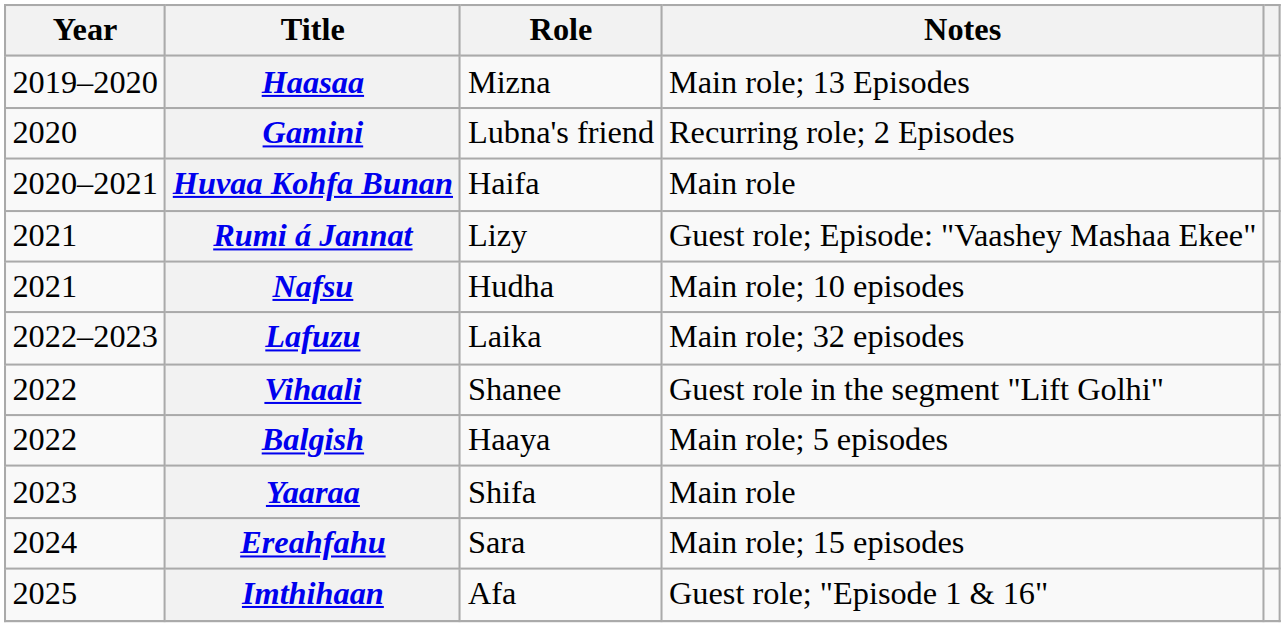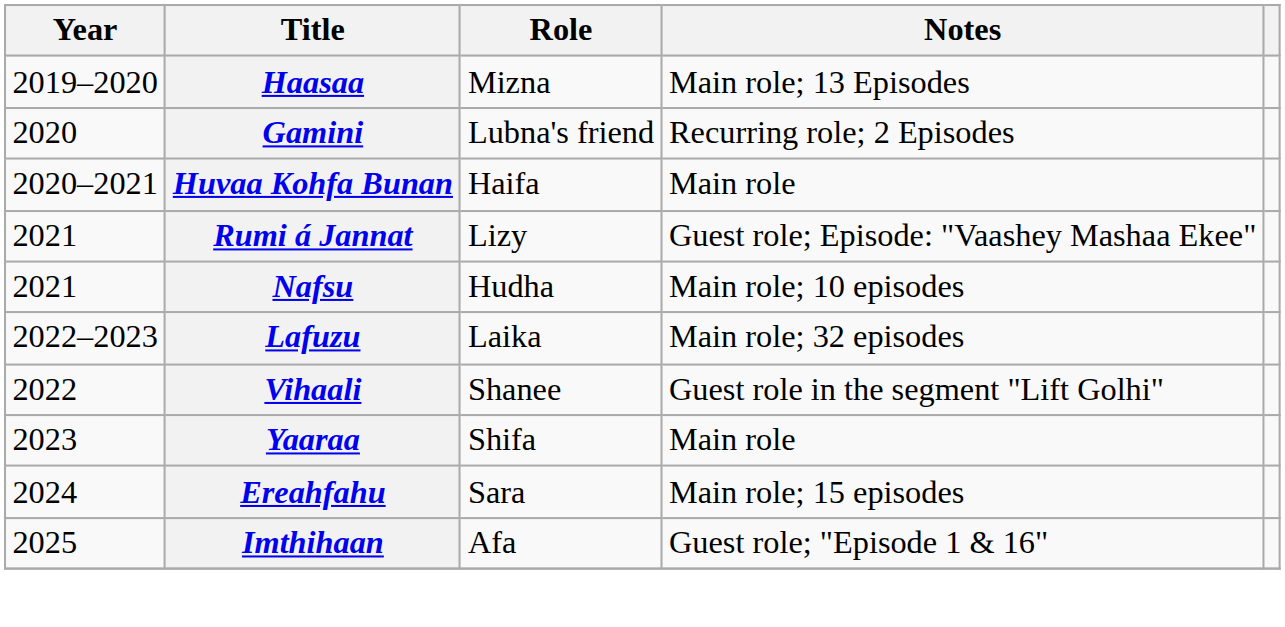- row: (313, 440)
